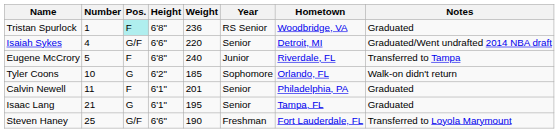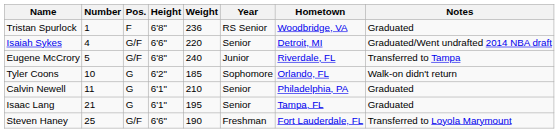(129, 27) paleturquoise background -> (129, 27) no background
(129, 58) F -> (134, 58) G/F
(129, 89) F -> (129, 89) G
(194, 89) 201 -> (194, 89) 210
